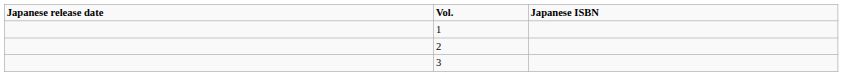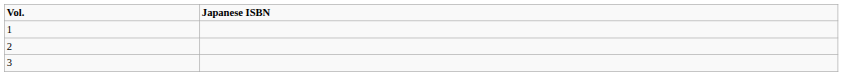- column: (55, 12)
